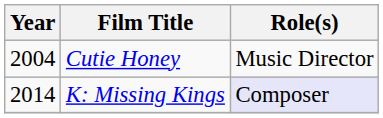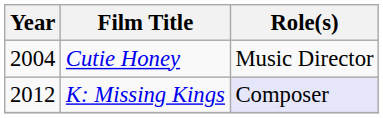(33, 94) 2014 -> (33, 94) 2012
